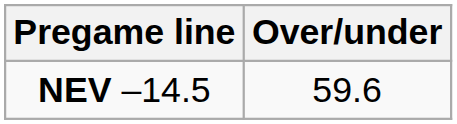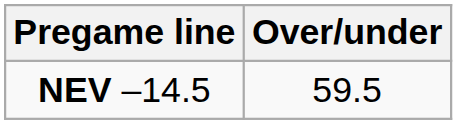(347, 89) 59.6 -> (347, 89) 59.5
